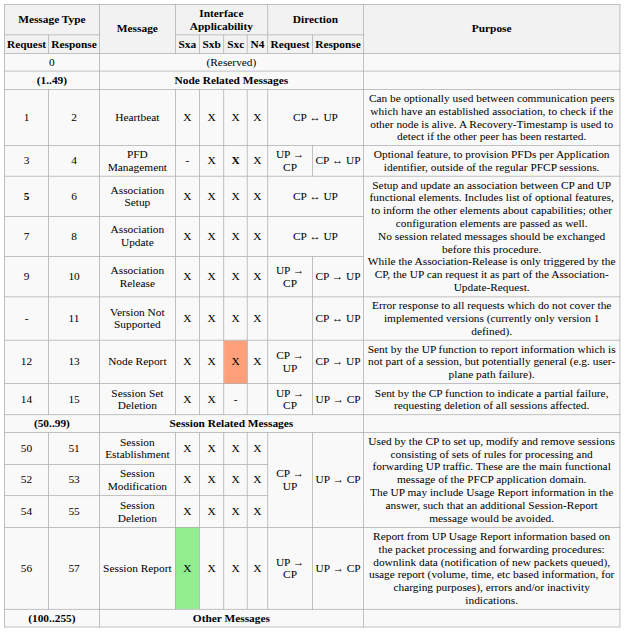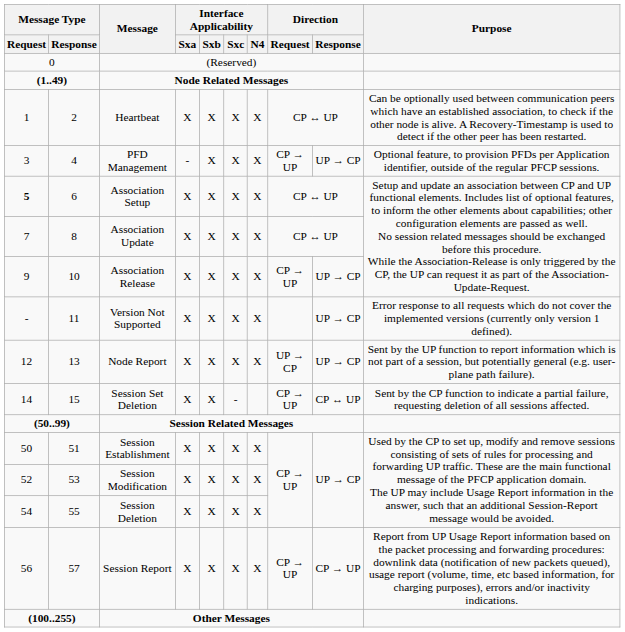(236, 161) bold -> (236, 161) normal
(290, 161) UP → CP -> (290, 161) CP → UP
(338, 161) CP ↔ UP -> (338, 161) UP → CP
(290, 276) UP → CP -> (290, 276) CP → UP
(338, 276) CP → UP -> (338, 276) UP → CP
(338, 318) CP ↔ UP -> (338, 318) UP → CP
(236, 362) lightsalmon background -> (236, 362) no background
(290, 362) CP → UP -> (290, 362) UP → CP
(338, 362) CP → UP -> (338, 362) UP → CP
(290, 399) UP → CP -> (290, 399) CP → UP
(338, 399) UP → CP -> (338, 399) CP ↔ UP
(187, 568) lightgreen background -> (187, 568) no background
(290, 568) UP → CP -> (290, 568) CP → UP
(338, 568) UP → CP -> (338, 568) CP → UP
